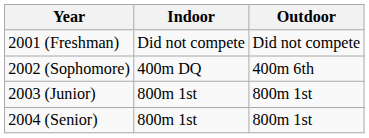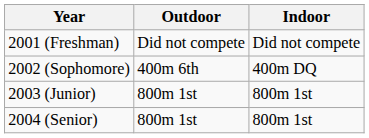columns swapped: (191, 17) <-> (306, 17)
